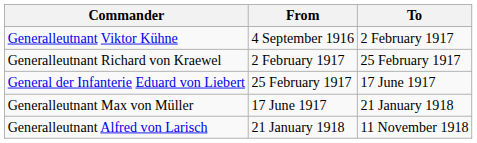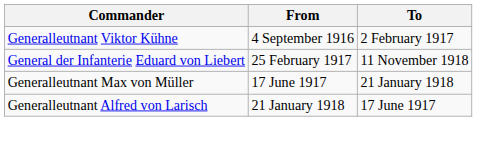- row: (115, 60)
(398, 82) 17 June 1917 -> (415, 60) 11 November 1918
(415, 127) 11 November 1918 -> (398, 104) 17 June 1917
